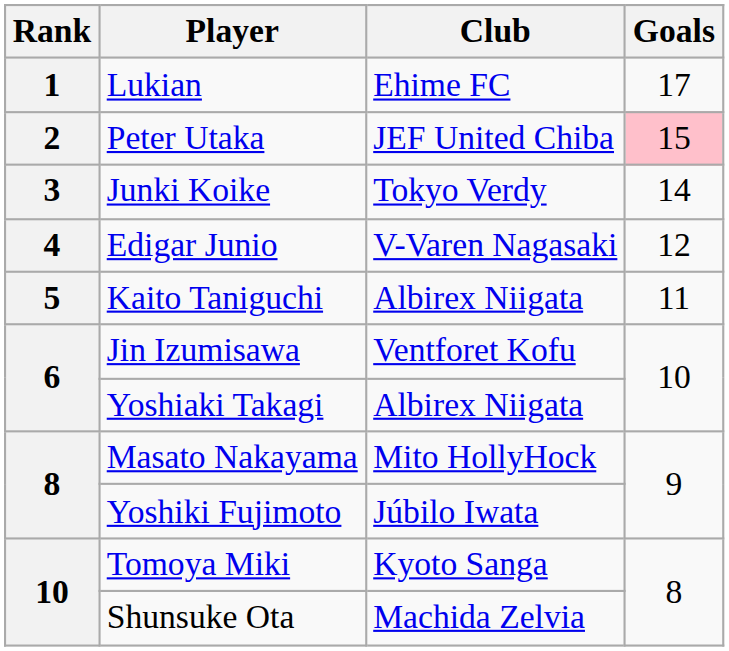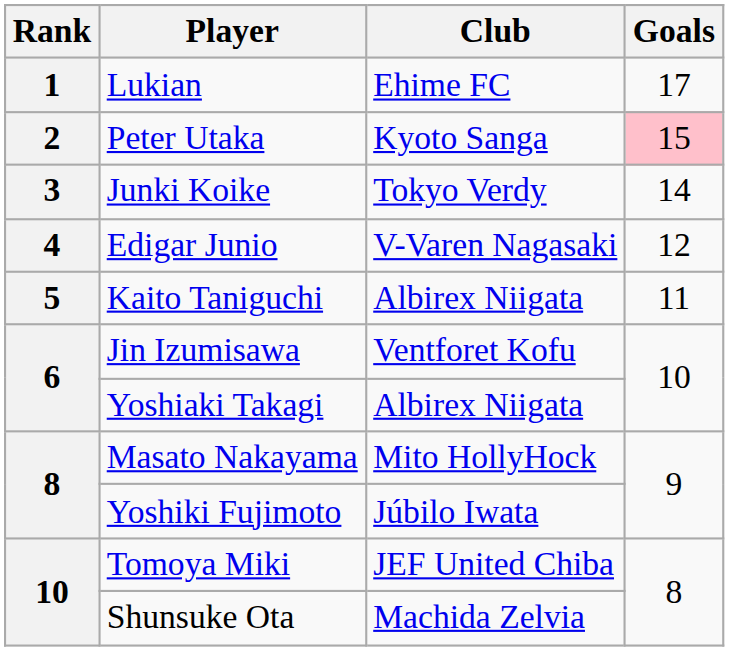(494, 137) JEF United Chiba -> (460, 137) Kyoto Sanga
(460, 564) Kyoto Sanga -> (494, 564) JEF United Chiba
